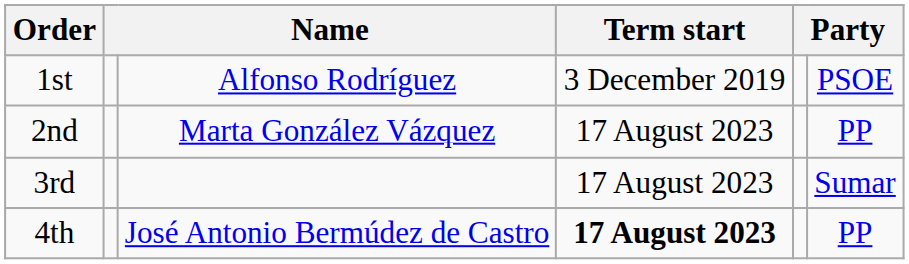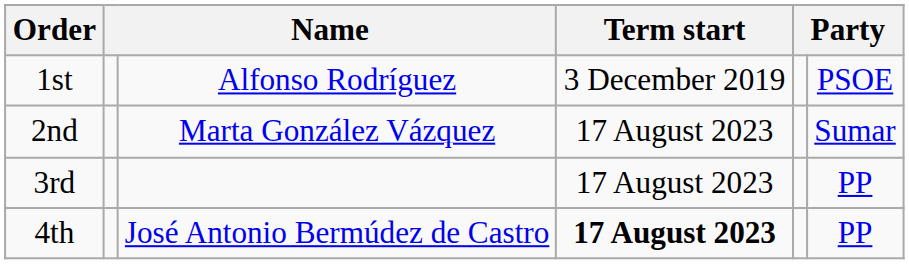(855, 130) PP -> (855, 130) Sumar
(855, 181) Sumar -> (855, 181) PP
